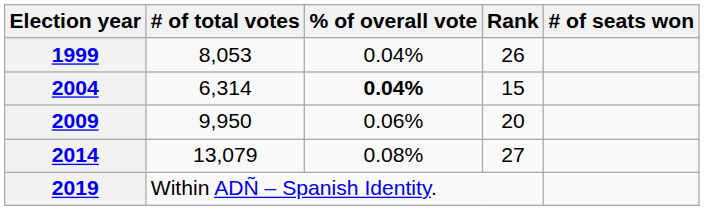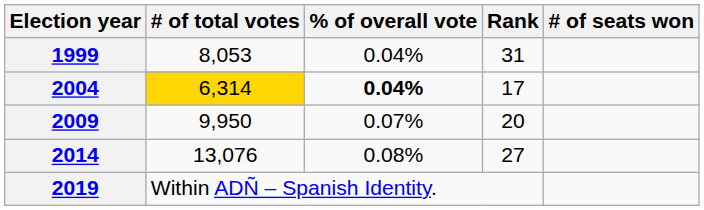(513, 54) 26 -> (513, 54) 31
(225, 88) no background -> (225, 88) gold background
(513, 88) 15 -> (513, 88) 17
(393, 121) 0.06% -> (393, 121) 0.07%
(225, 155) 13,079 -> (225, 155) 13,076
